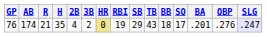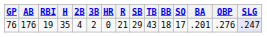columns swapped: (46, 11) <-> (120, 11)
(29, 25) 174 -> (29, 25) 176
(103, 25) khaki background -> (108, 25) no background
